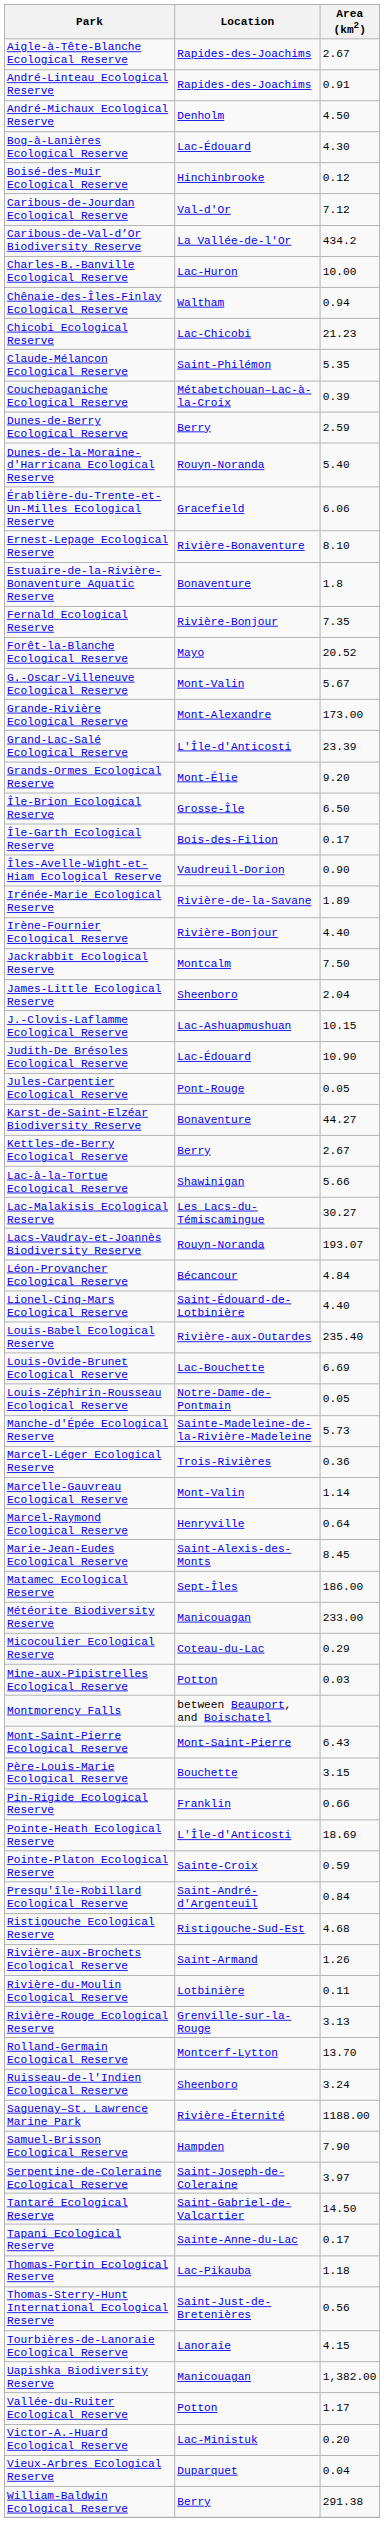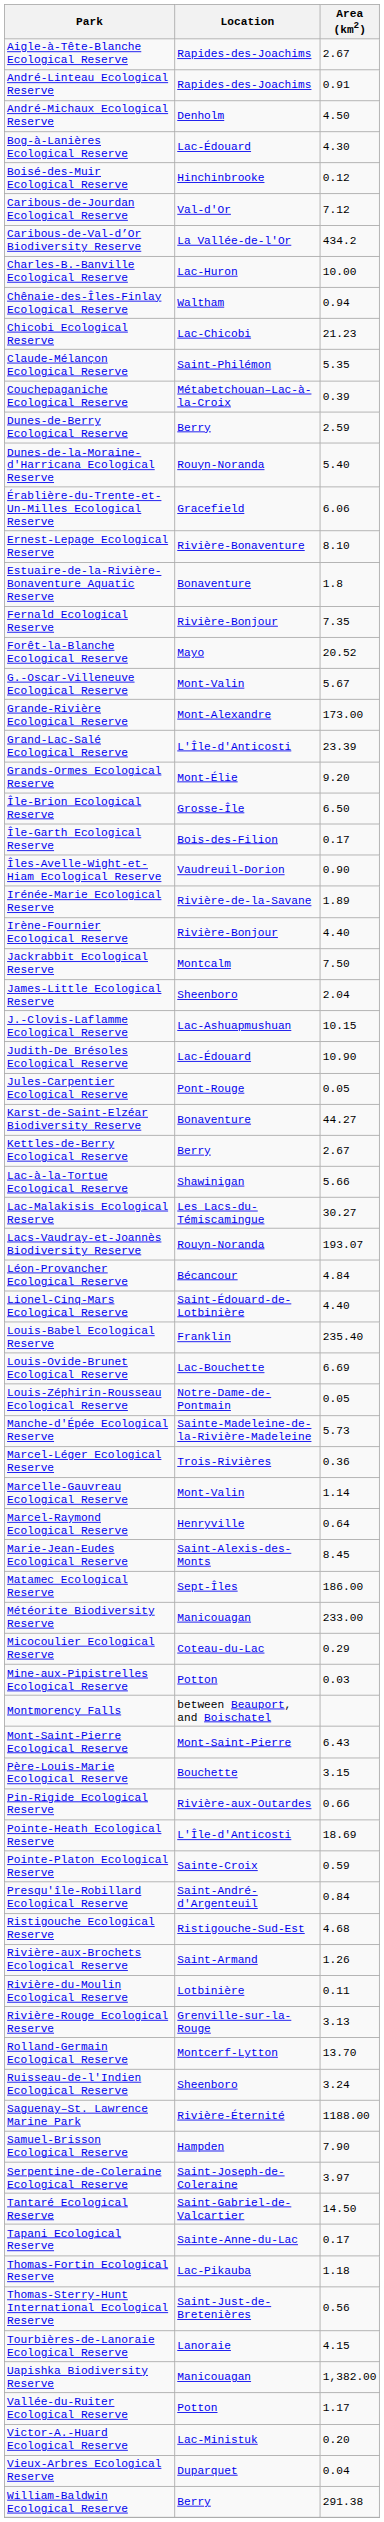(244, 1338) Rivière-aux-Outardes -> (204, 1338) Franklin
(204, 1804) Franklin -> (244, 1804) Rivière-aux-Outardes
